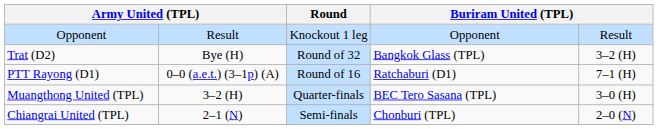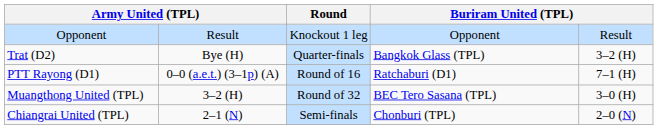(329, 54) Round of 32 -> (329, 54) Quarter-finals
(329, 94) Quarter-finals -> (329, 94) Round of 32
